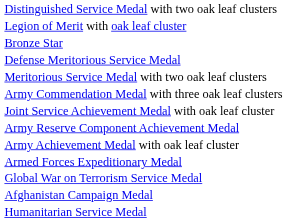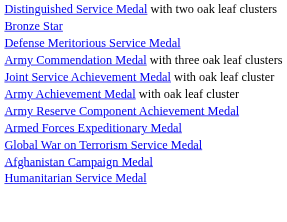- row: (95, 26)
- row: (136, 77)
rows swapped: (122, 144) <-> (122, 127)
